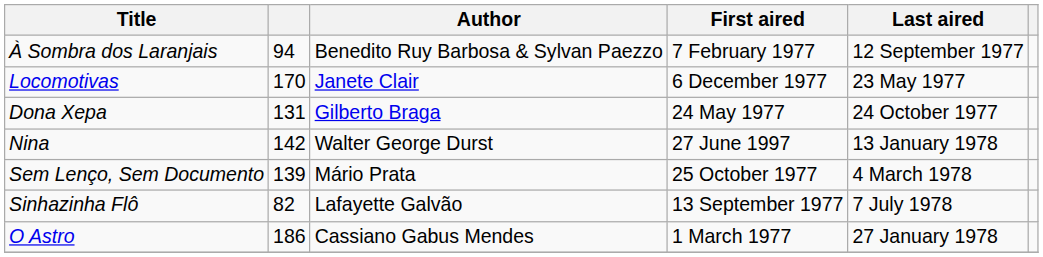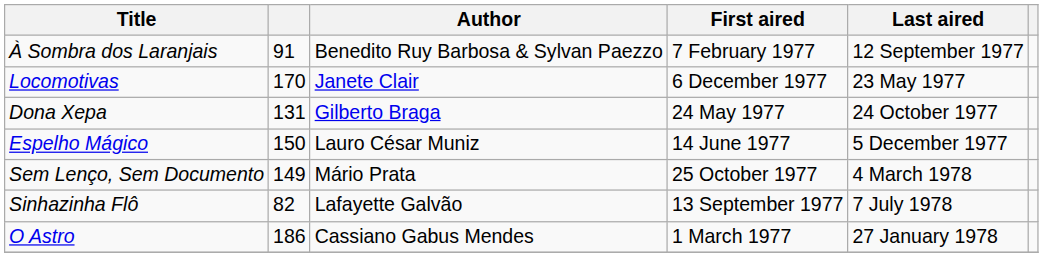(284, 50) 94 -> (284, 50) 91
+ row: (79, 143)
- row: (29, 143)
(289, 174) 139 -> (289, 174) 149
